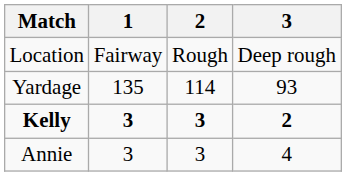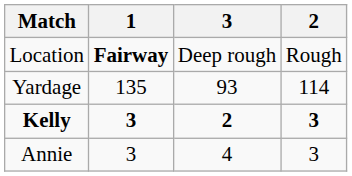columns swapped: (200, 21) <-> (287, 21)
(128, 54) normal -> (131, 54) bold
